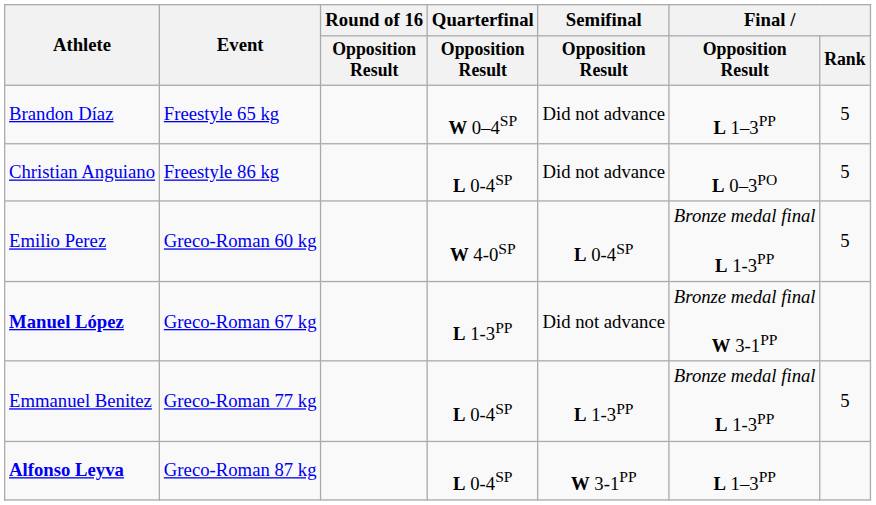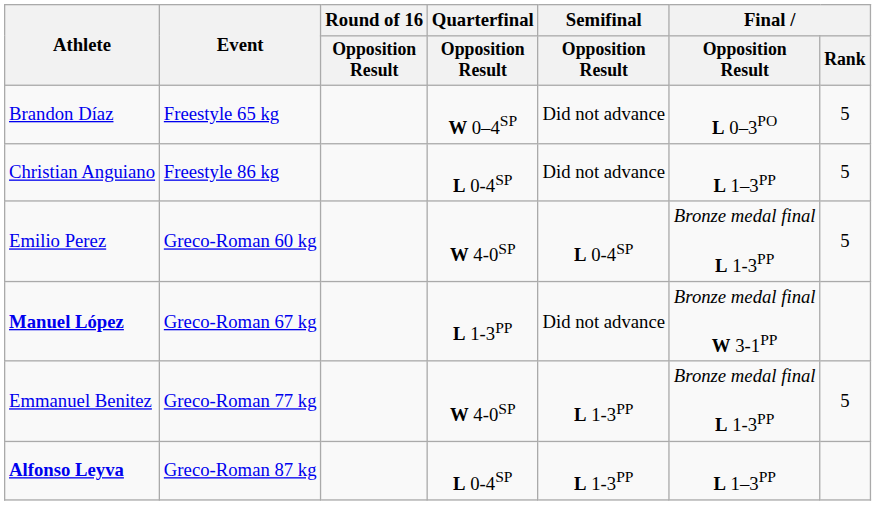(745, 125) L 1–3PP -> (745, 125) L 0–3PO
(745, 183) L 0–3PO -> (745, 183) L 1–3PP
(483, 412) L 0-4SP -> (483, 412) W 4-0SP
(604, 481) W 3-1PP -> (604, 481) L 1-3PP
